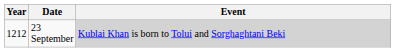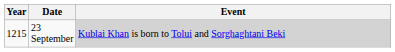(17, 33) 1212 -> (17, 33) 1215
